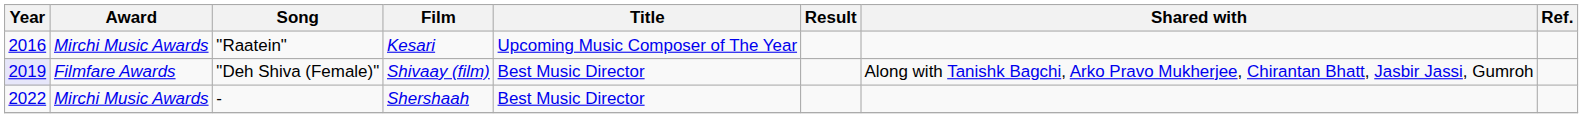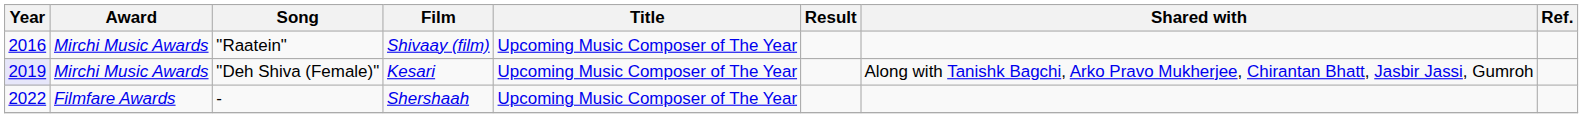(411, 44) Kesari -> (438, 44) Shivaay (film)
(115, 71) Filmfare Awards -> (131, 71) Mirchi Music Awards
(438, 71) Shivaay (film) -> (411, 71) Kesari
(571, 71) Best Music Director -> (647, 71) Upcoming Music Composer of The Year
(131, 98) Mirchi Music Awards -> (115, 98) Filmfare Awards
(571, 98) Best Music Director -> (647, 98) Upcoming Music Composer of The Year
